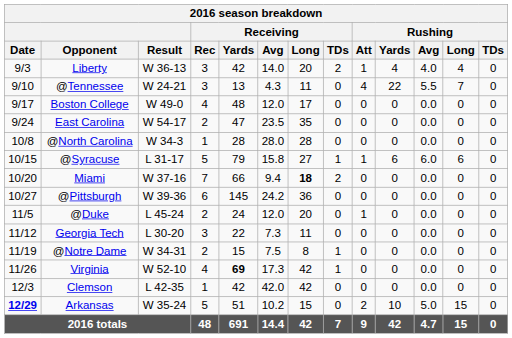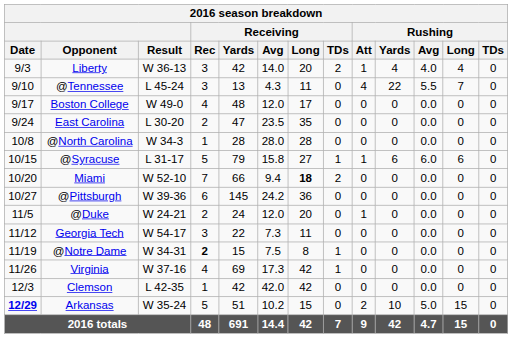(165, 86) W 24-21 -> (164, 86) L 45-24
(165, 123) W 54-17 -> (164, 123) L 30-20
(165, 178) W 37-16 -> (165, 178) W 52-10
(164, 214) L 45-24 -> (165, 214) W 24-21
(164, 232) L 30-20 -> (165, 232) W 54-17
(205, 251) normal -> (205, 251) bold
(165, 269) W 52-10 -> (165, 269) W 37-16
(238, 269) bold -> (238, 269) normal
